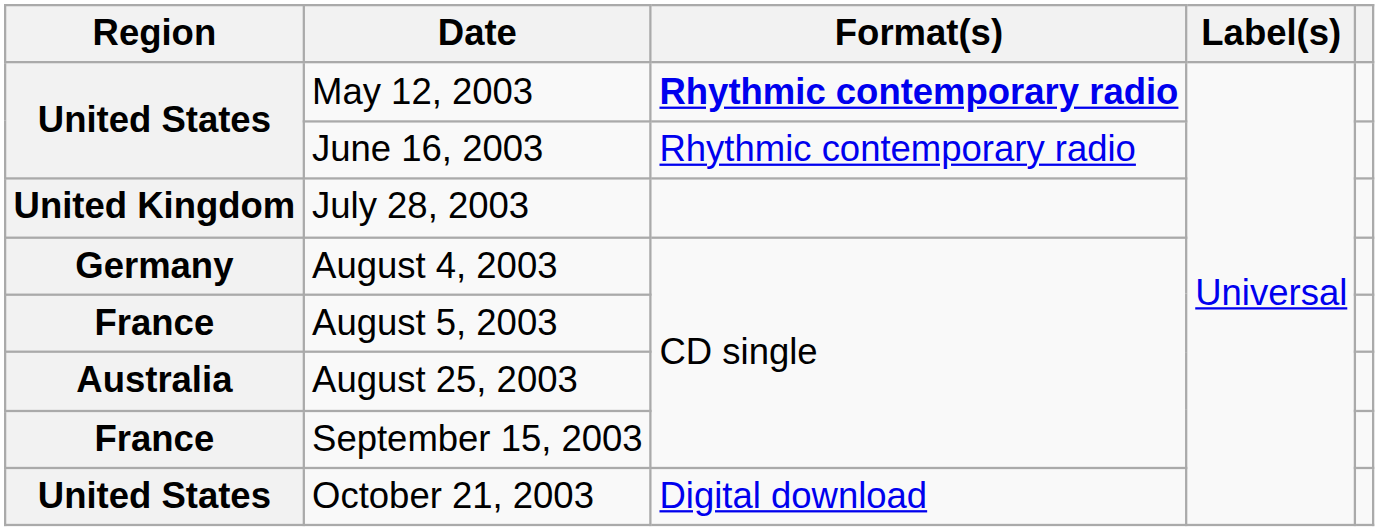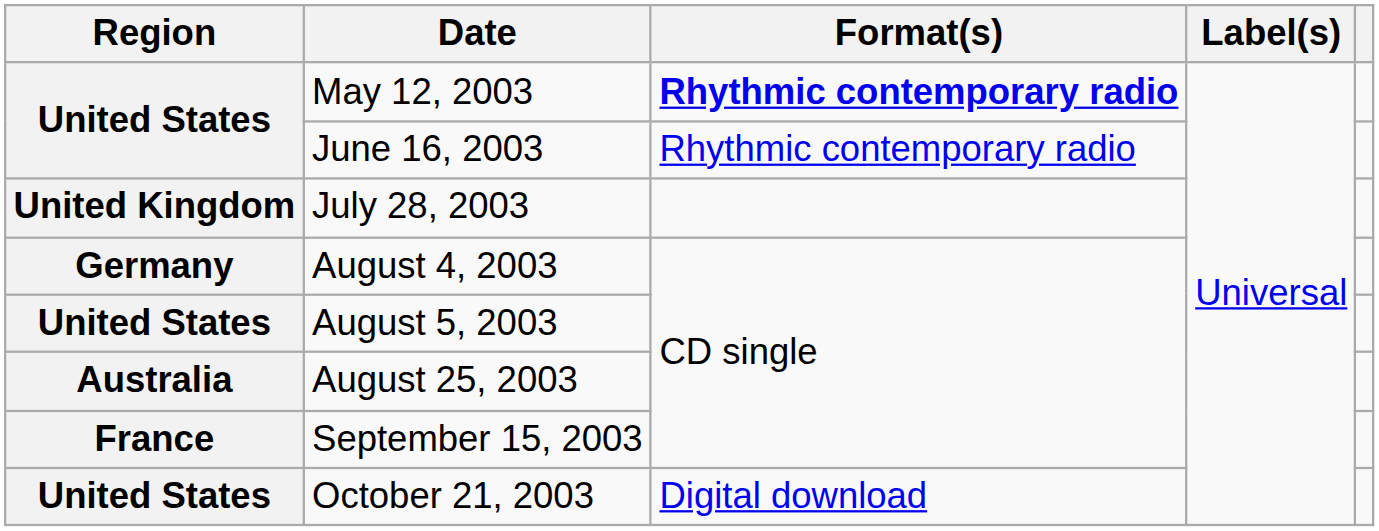(154, 322) France -> (154, 322) United States
